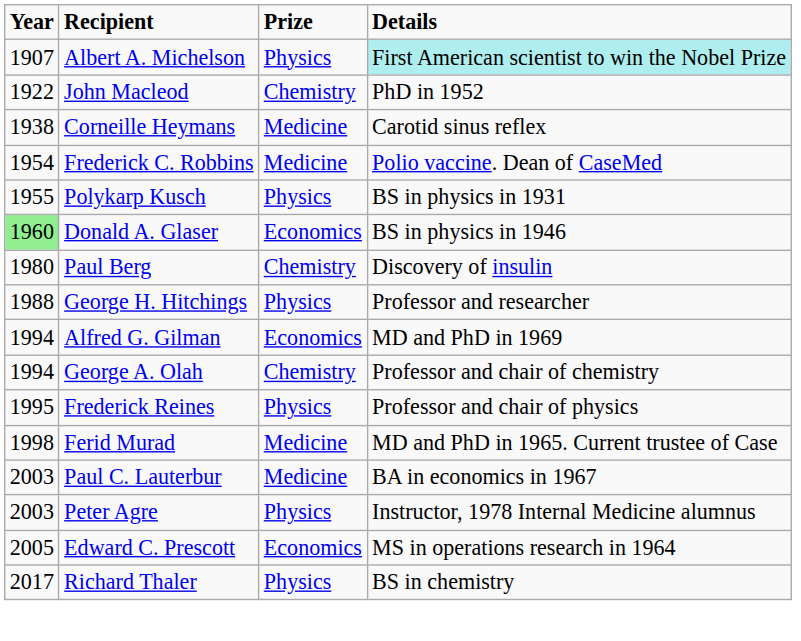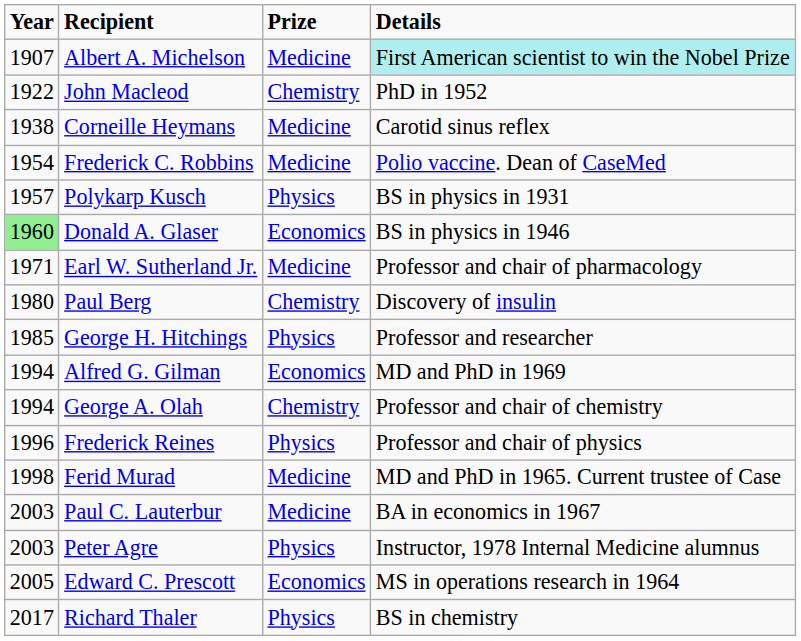(298, 57) Physics -> (309, 57) Medicine
(32, 197) 1955 -> (32, 197) 1957
+ row: (161, 267)
(32, 302) 1988 -> (32, 337) 1985
(32, 407) 1995 -> (32, 442) 1996
